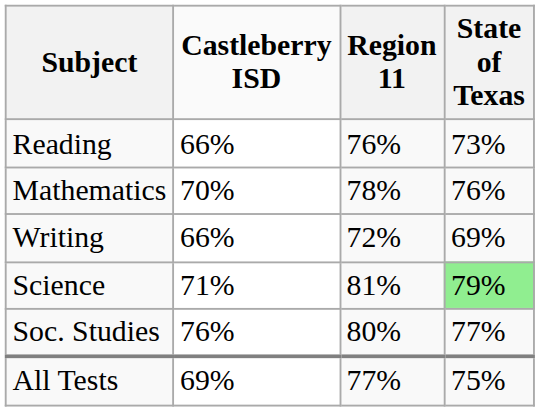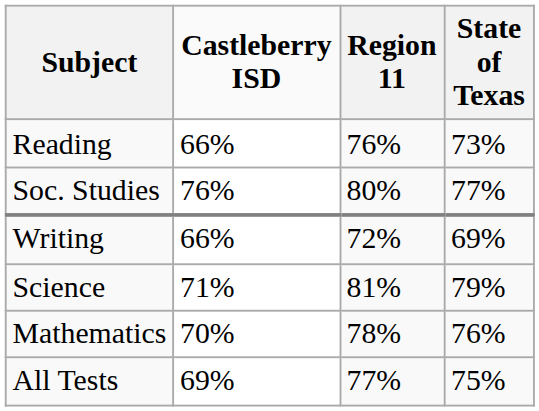rows swapped: (89, 190) <-> (86, 331)
(478, 284) lightgreen background -> (478, 286) no background
